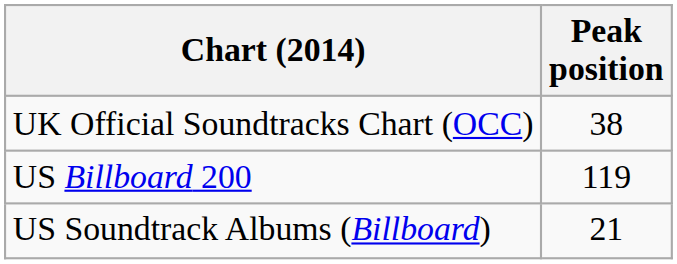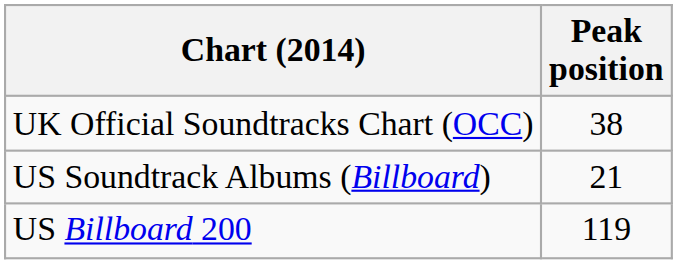rows swapped: (132, 176) <-> (252, 229)
